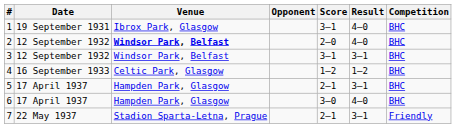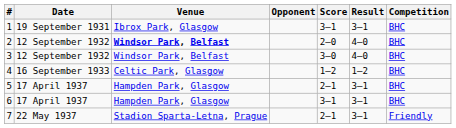(360, 27) 4–0 -> (360, 27) 3–1
(328, 56) 3–1 -> (328, 56) 3–0
(360, 56) 3–1 -> (360, 56) 4–0
(328, 101) 3–0 -> (328, 101) 3–1
(360, 101) 4–0 -> (360, 101) 3–1
